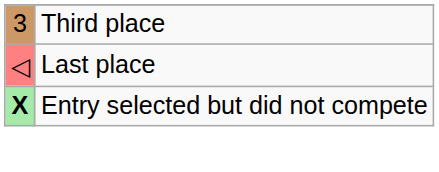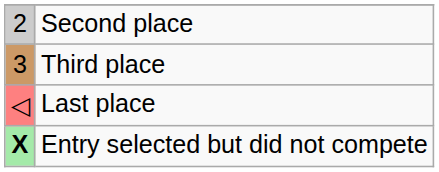+ row: (117, 24)
